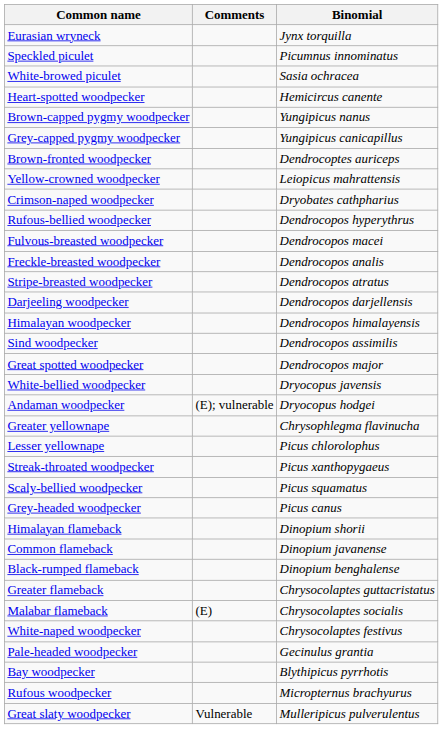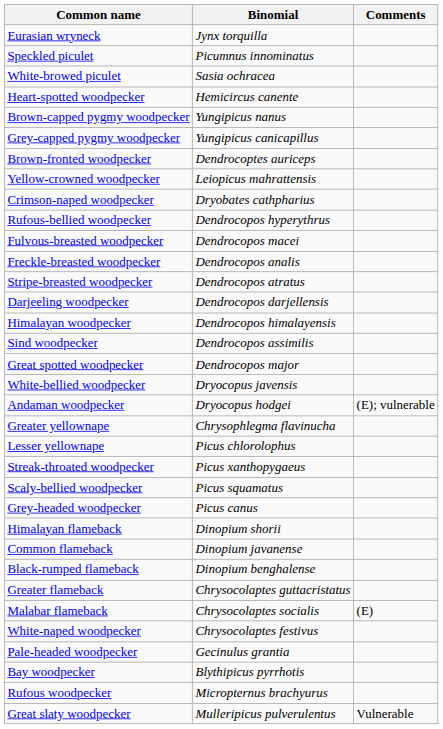columns swapped: (357, 14) <-> (235, 14)
